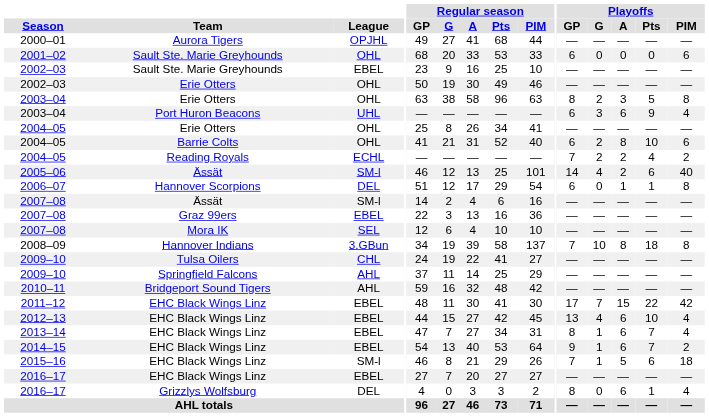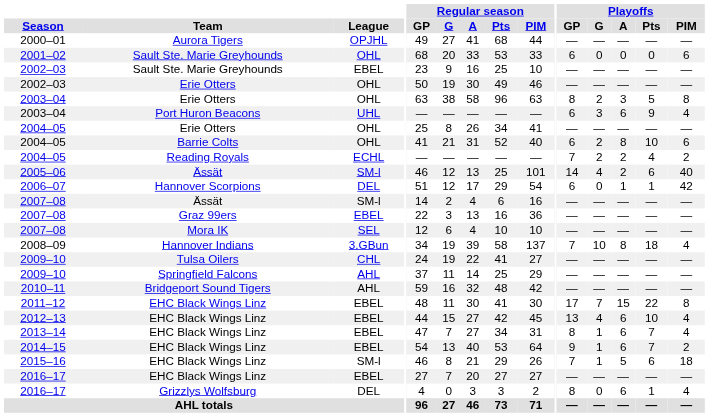(686, 186) 8 -> (686, 186) 42
(686, 245) 8 -> (686, 245) 4
(686, 303) 42 -> (686, 303) 8
